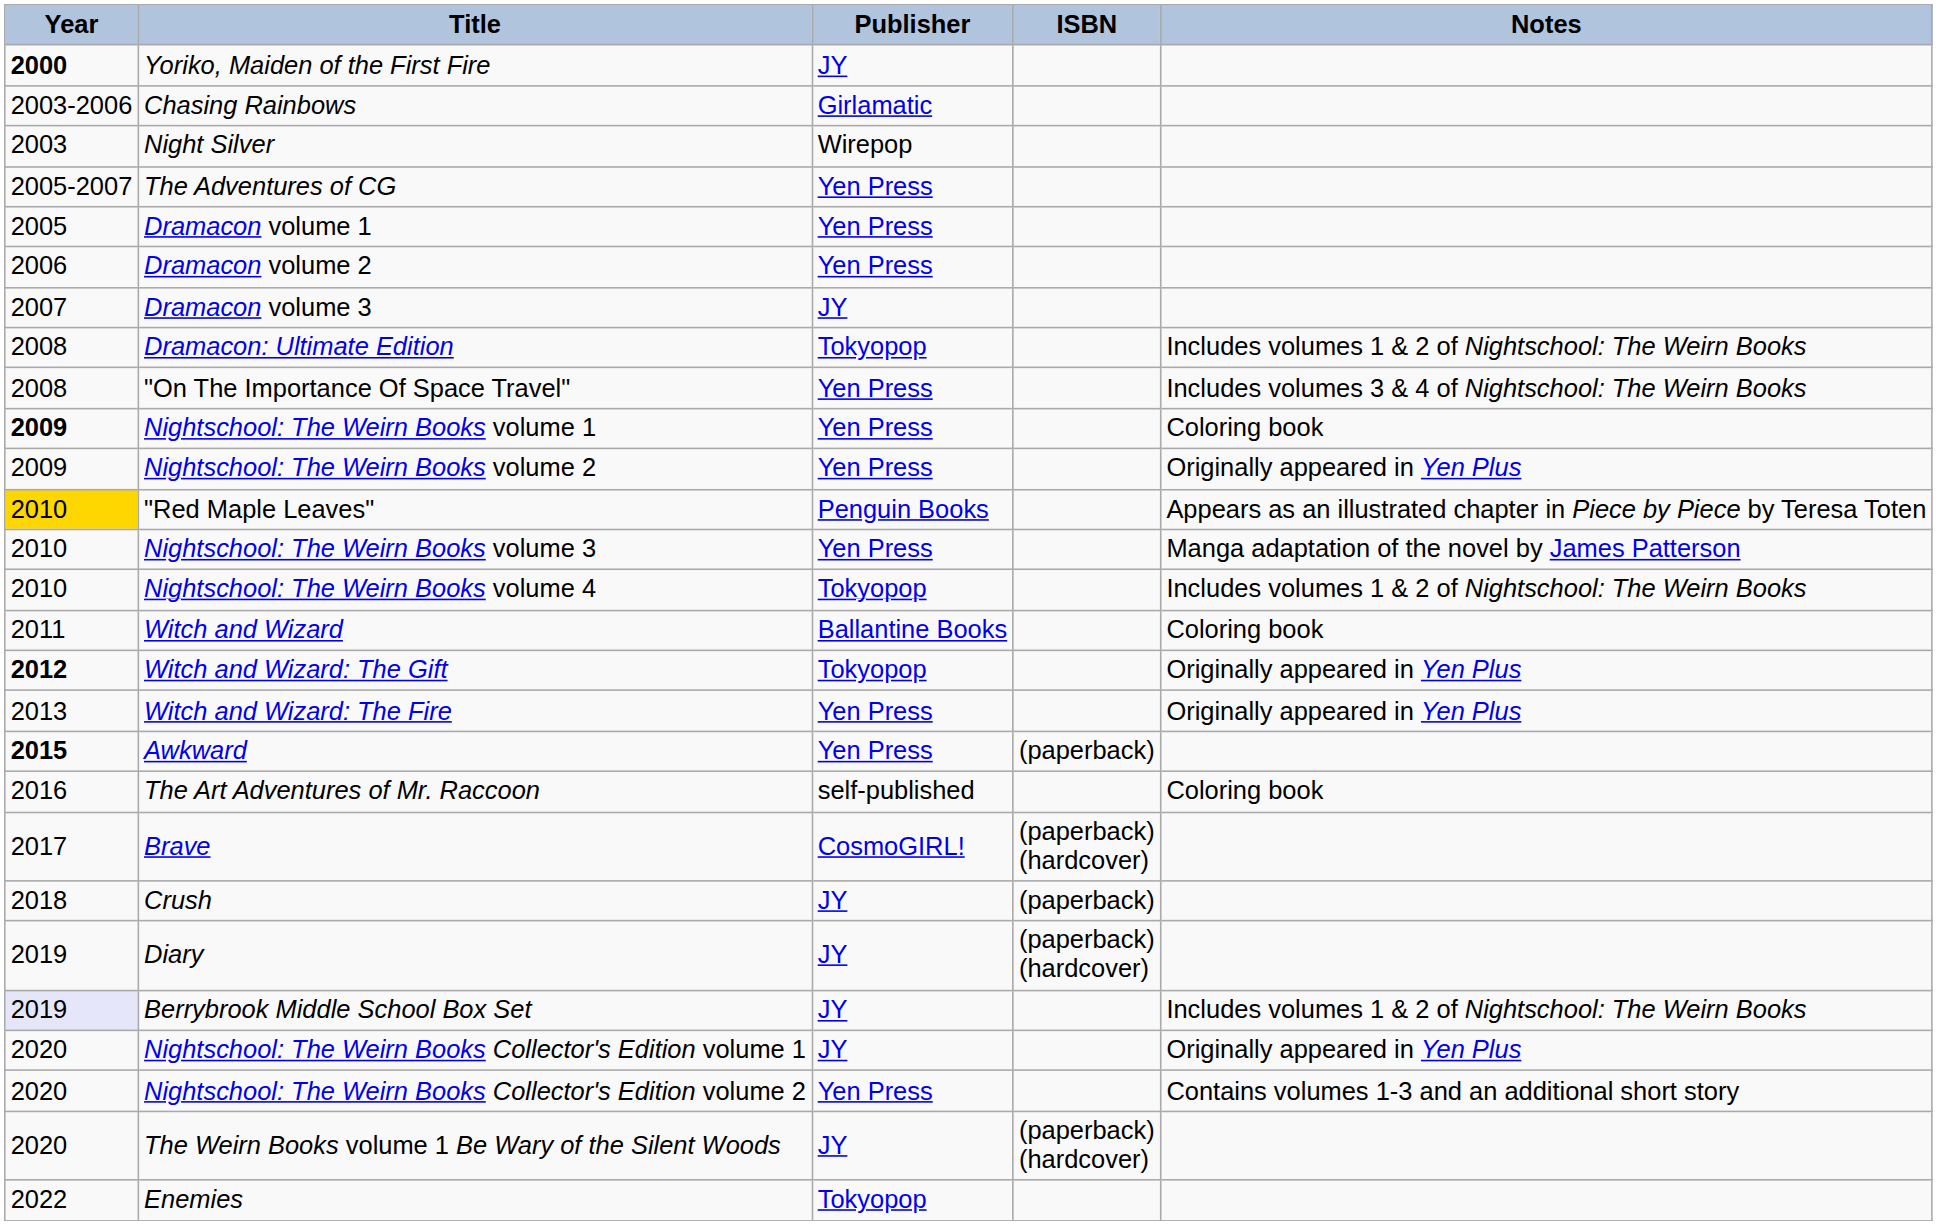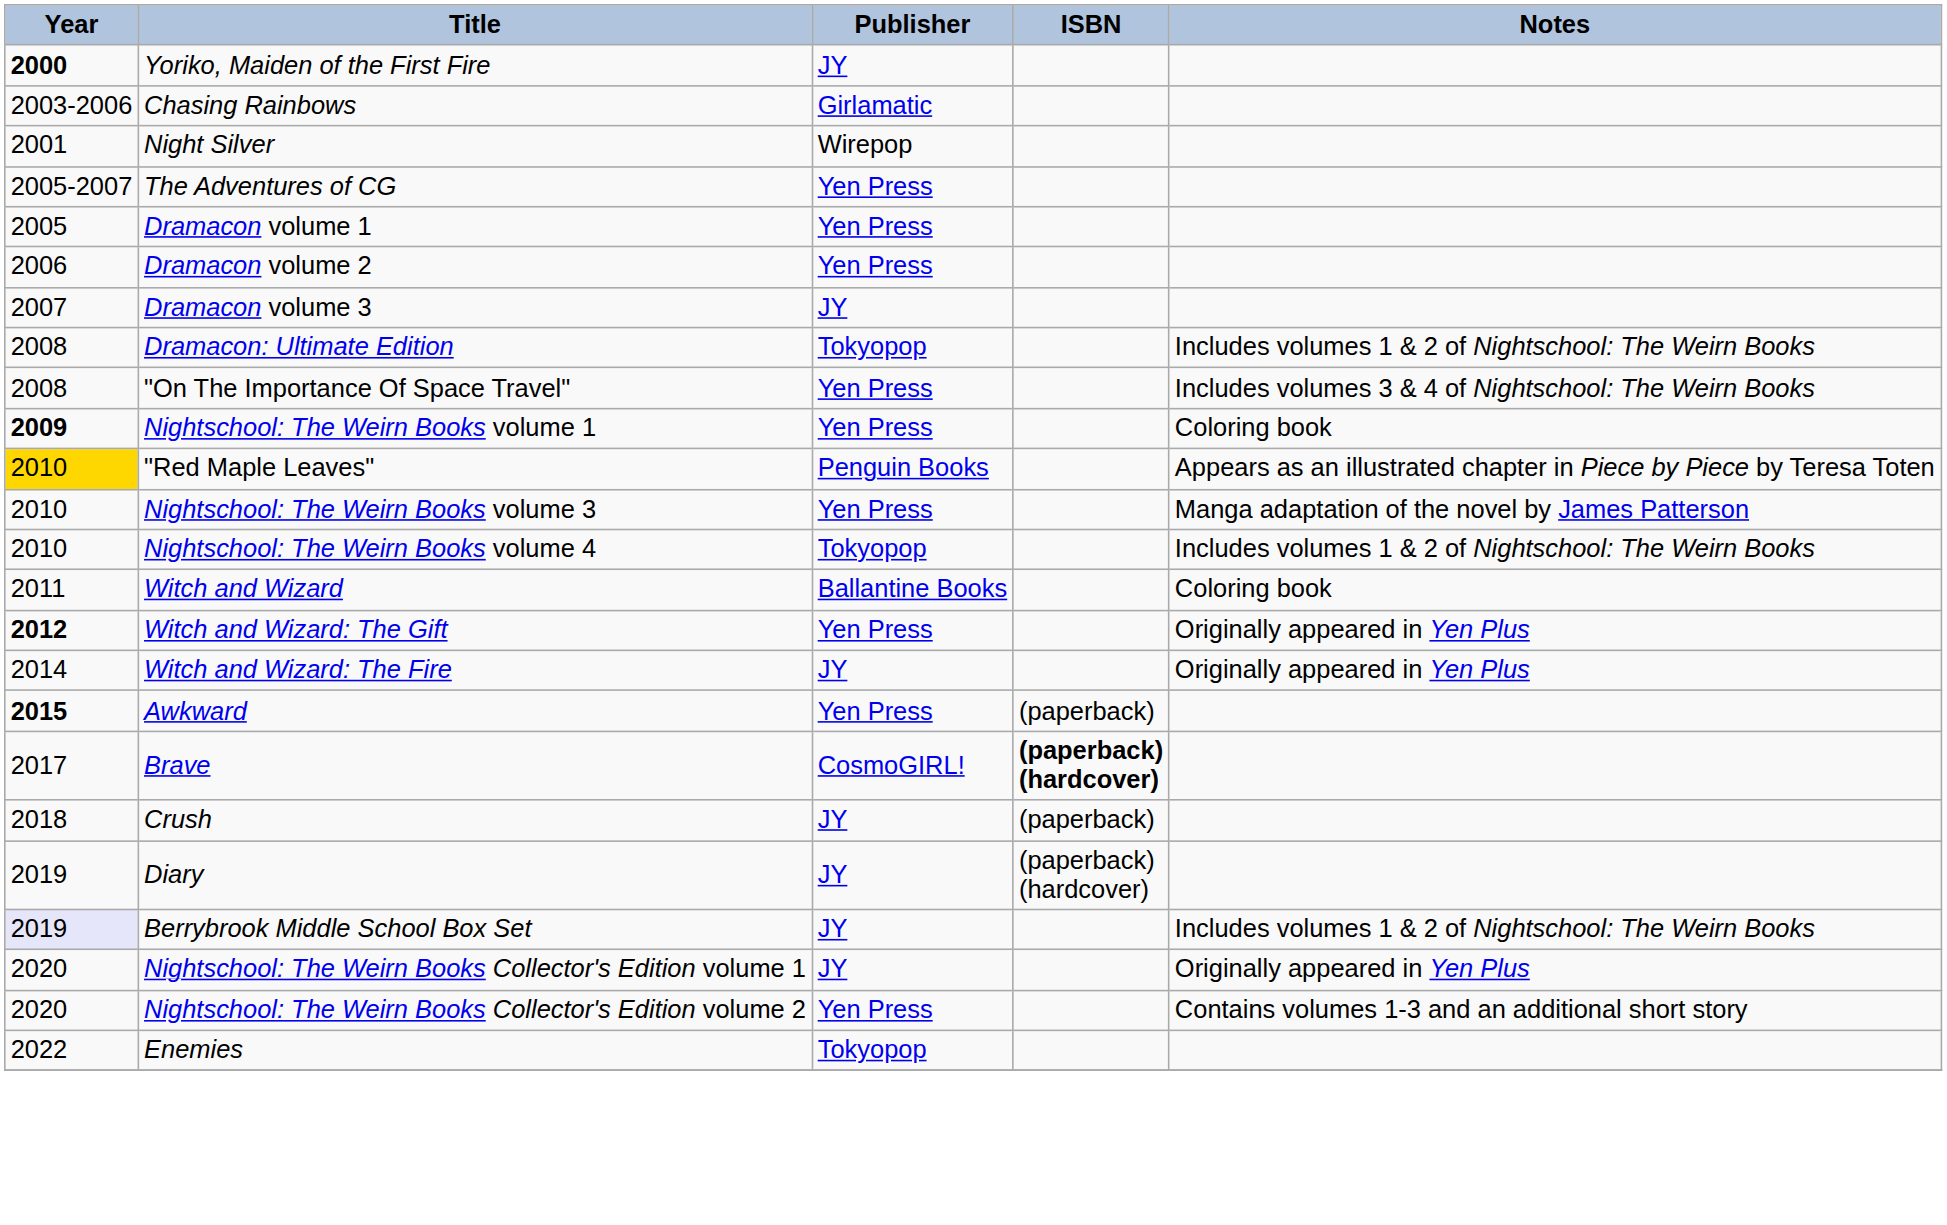(39, 145) 2003 -> (39, 145) 2001
- row: (370, 468)
(872, 670) Tokyopop -> (875, 629) Yen Press
(39, 710) 2013 -> (39, 670) 2014
(875, 710) Yen Press -> (833, 670) JY
- row: (342, 791)
(1087, 845) normal -> (1091, 765) bold
- row: (462, 1145)
